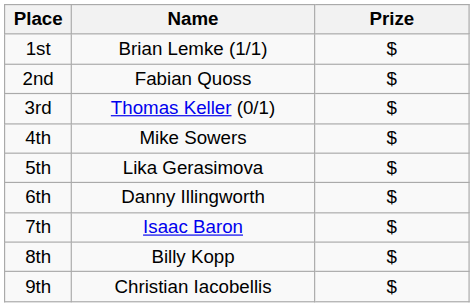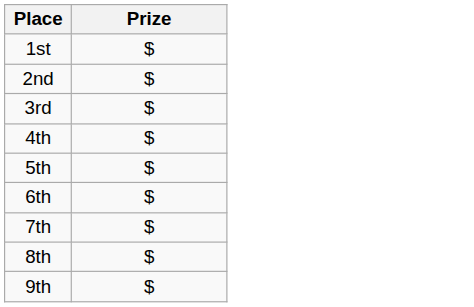- column: (193, 19)
